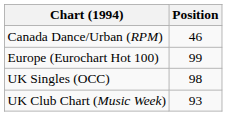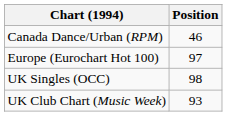(195, 57) 99 -> (195, 57) 97
